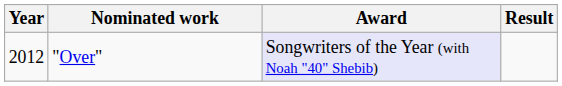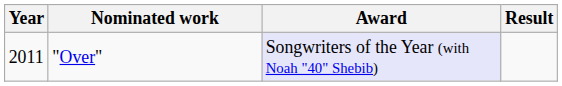(26, 56) 2012 -> (26, 56) 2011
